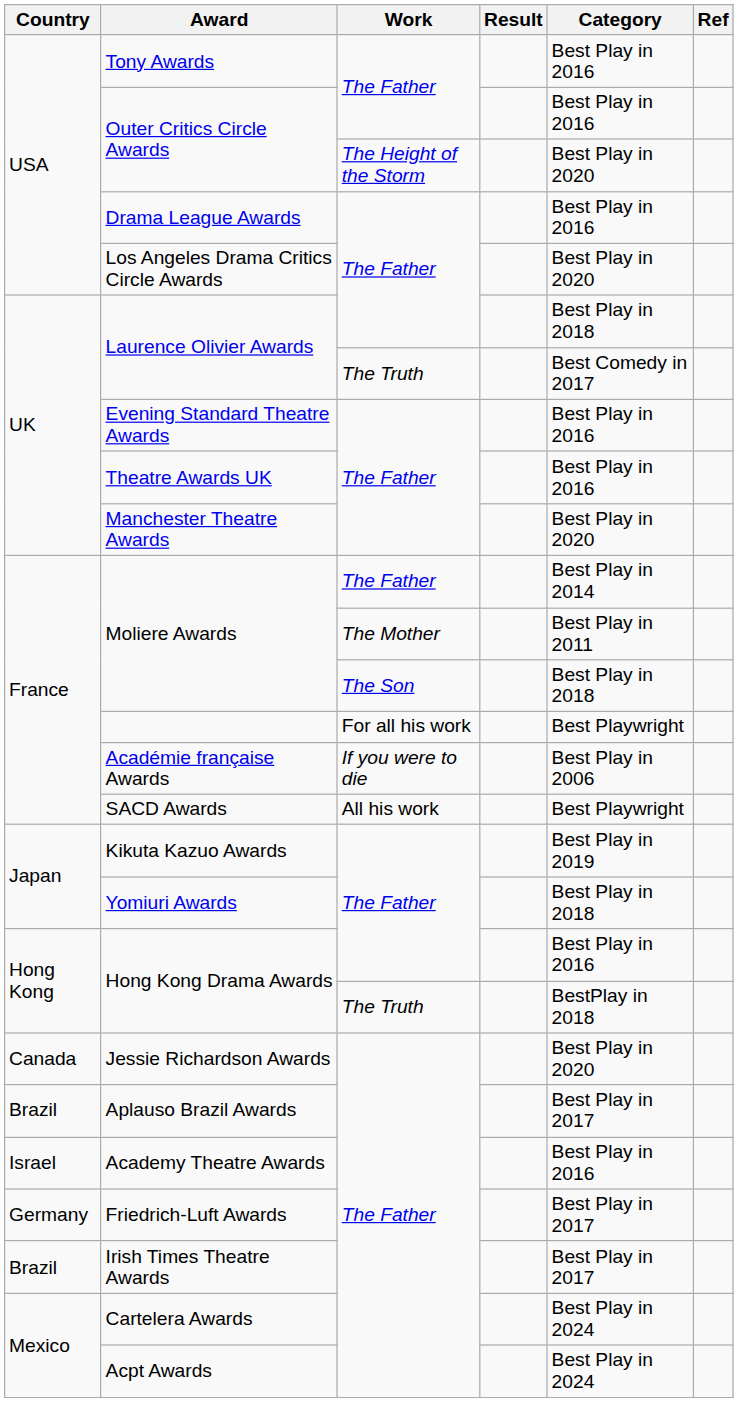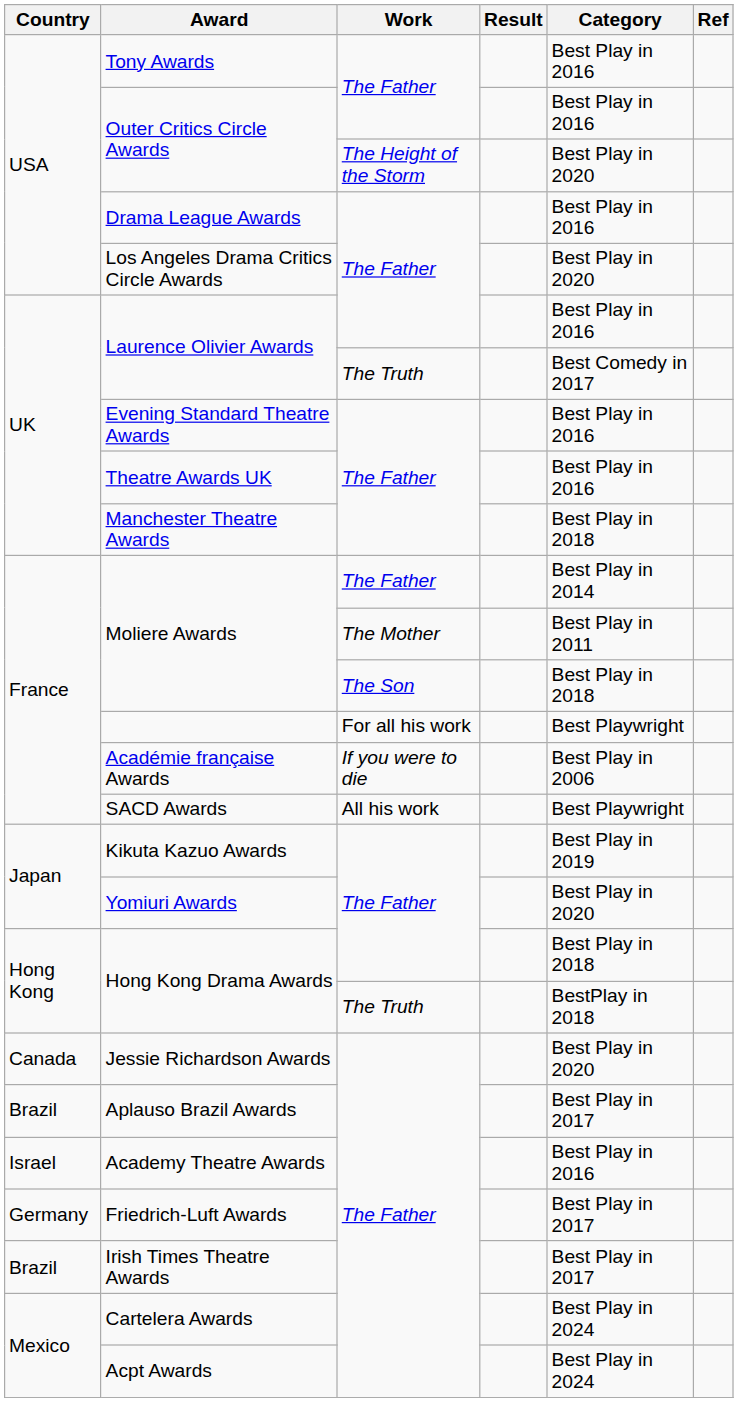(602, 321) Best Play in 2018 -> (602, 321) Best Play in 2016
(602, 529) Best Play in 2020 -> (602, 529) Best Play in 2018
(602, 902) Best Play in 2018 -> (602, 902) Best Play in 2020
(602, 954) Best Play in 2016 -> (602, 954) Best Play in 2018
